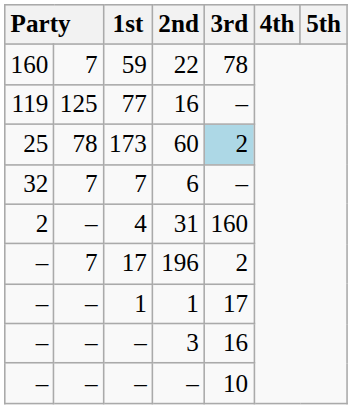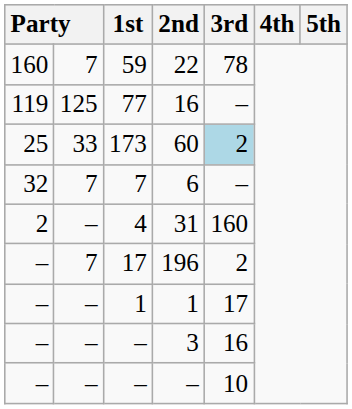(85, 143) 78 -> (85, 143) 33
